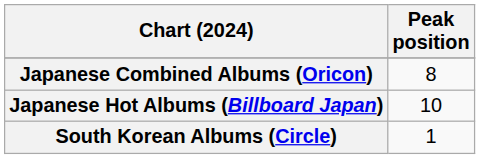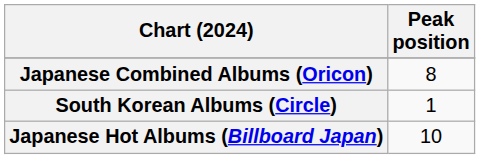rows swapped: (196, 105) <-> (196, 136)
